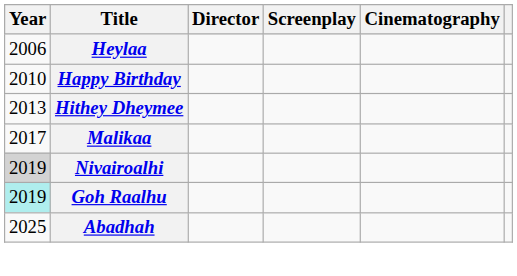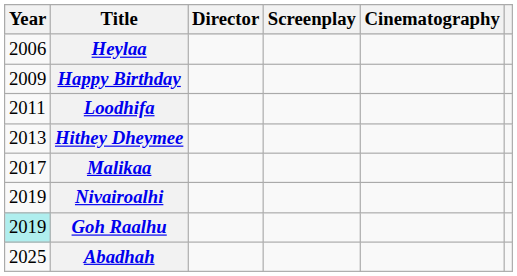(28, 78) 2010 -> (28, 78) 2009
+ row: (119, 108)
(28, 167) lightgrey background -> (28, 197) no background
